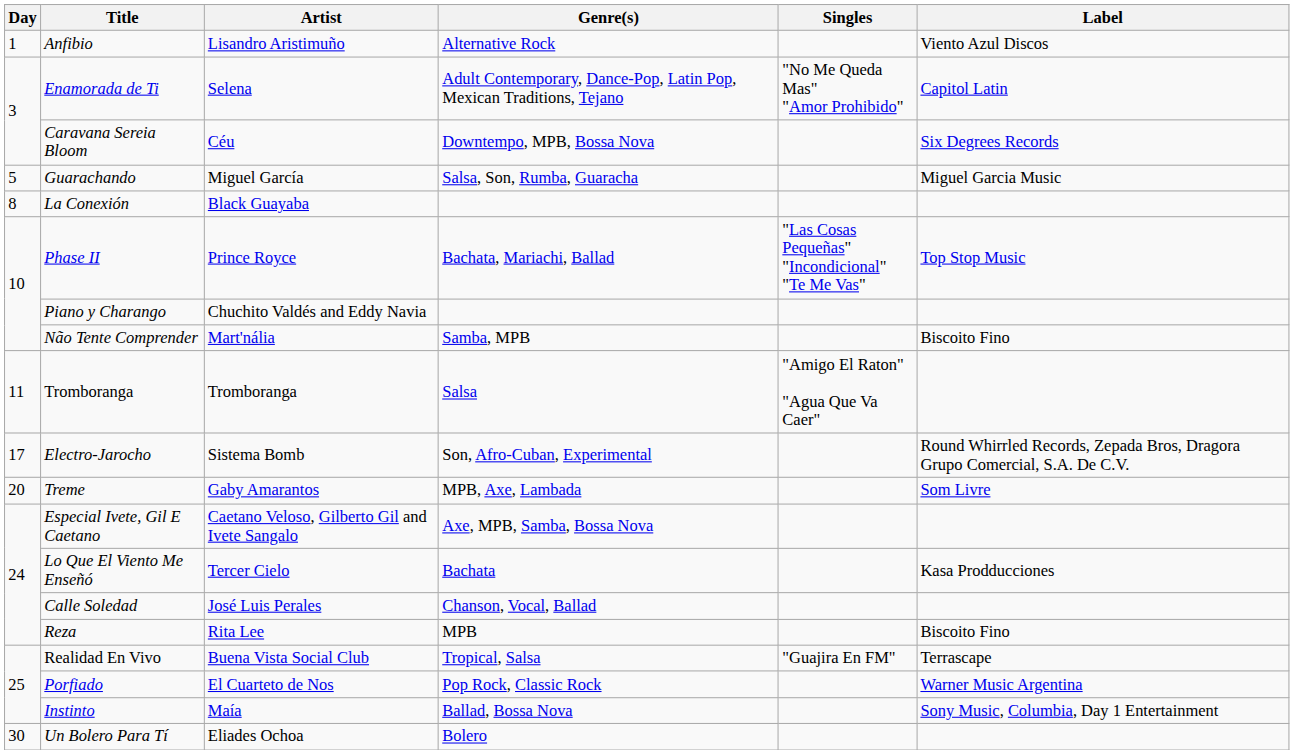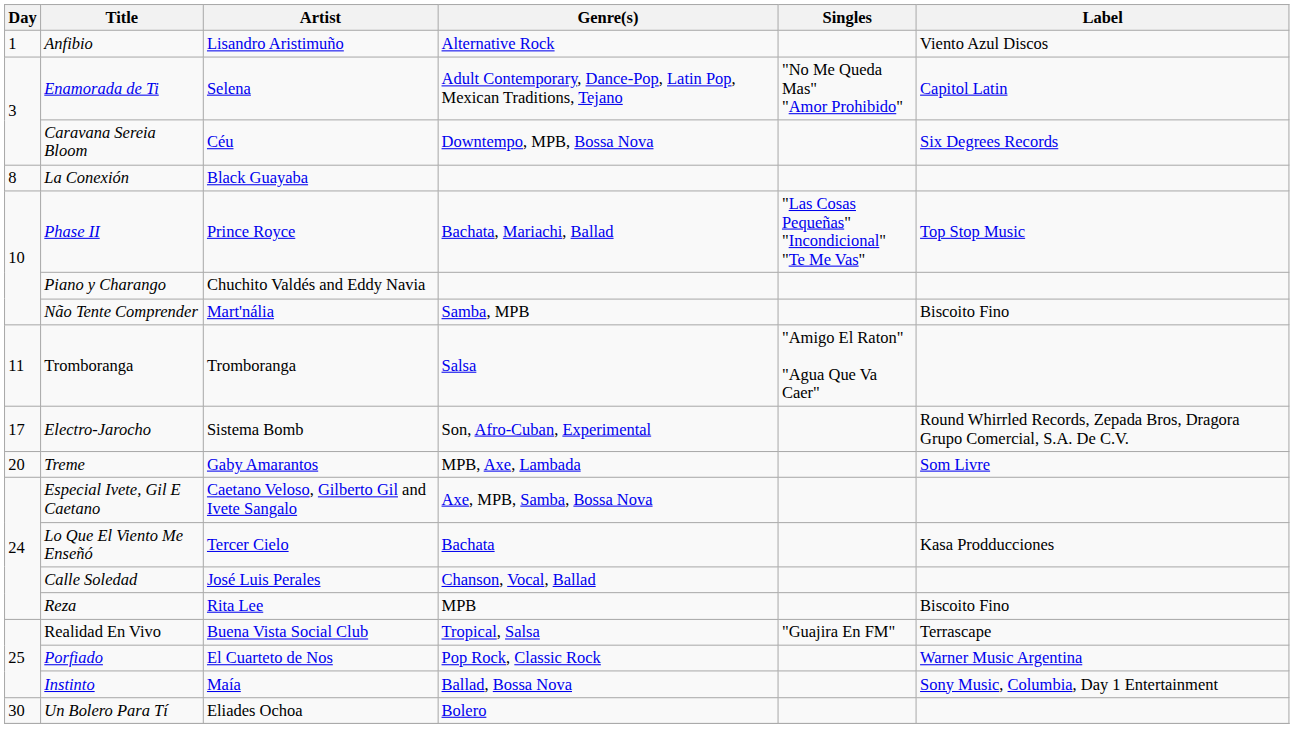- row: (90, 177)
